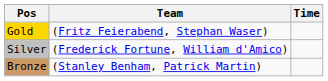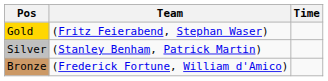(170, 49) (Frederick Fortune, William d'Amico) -> (157, 49) (Stanley Benham, Patrick Martin)
(157, 67) (Stanley Benham, Patrick Martin) -> (170, 67) (Frederick Fortune, William d'Amico)
